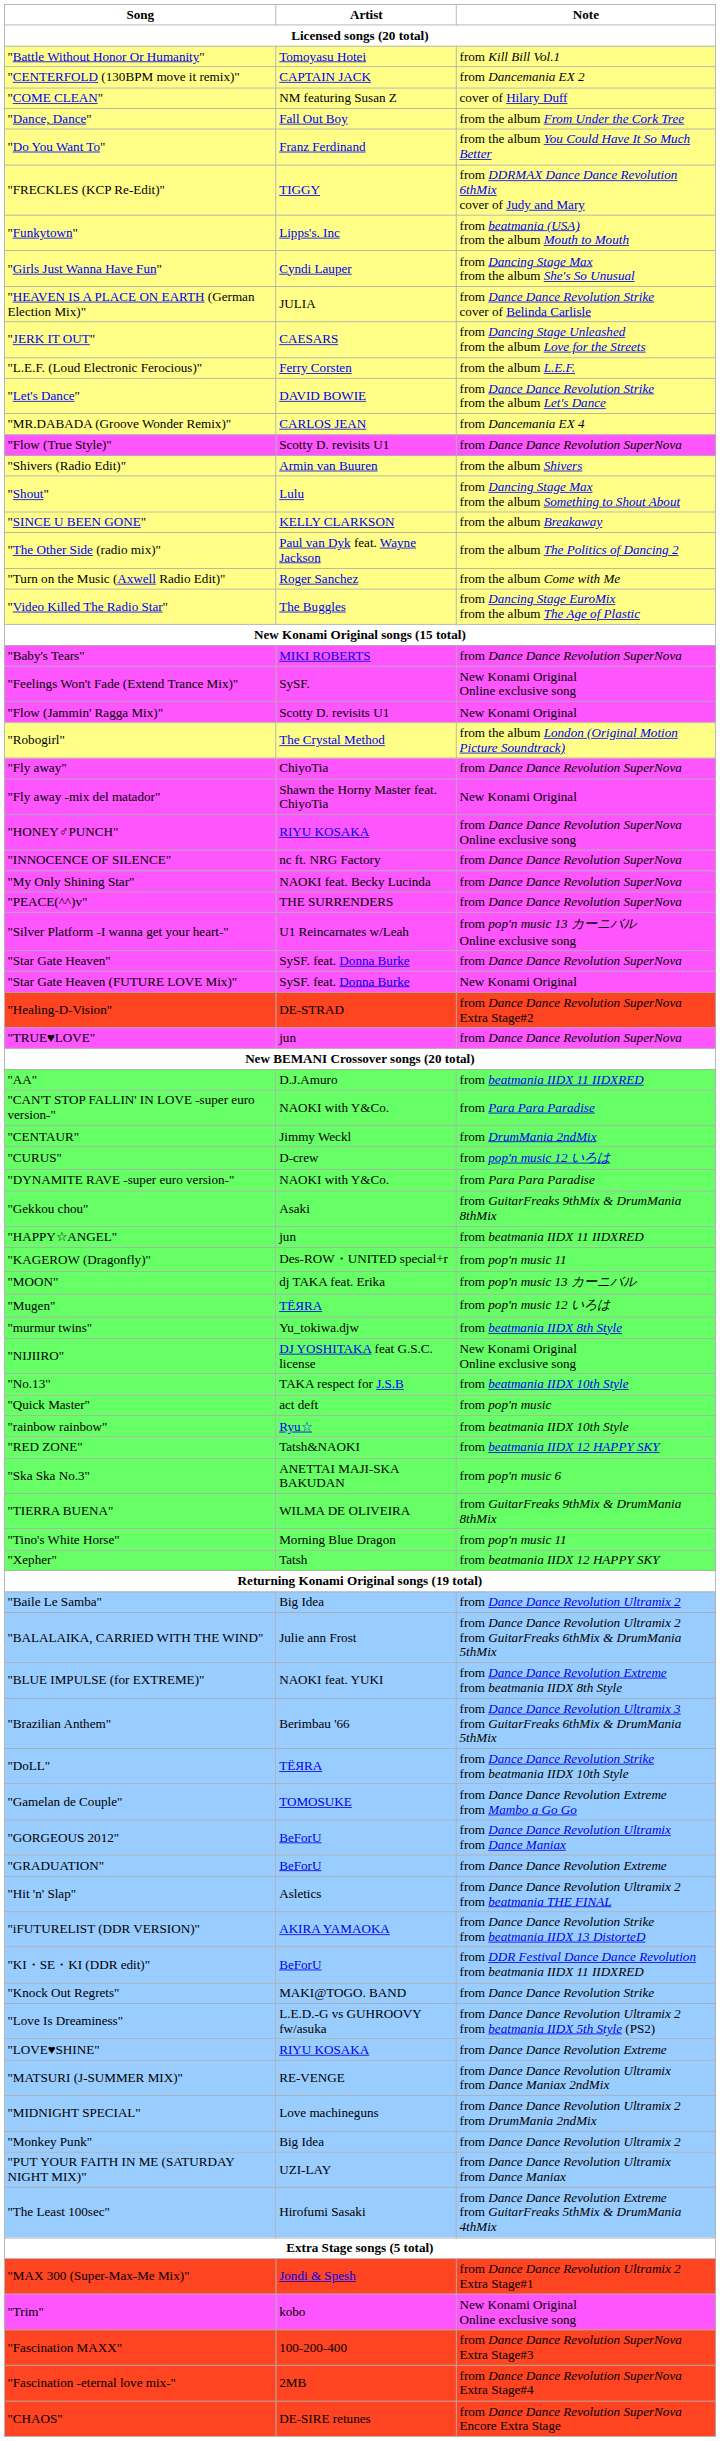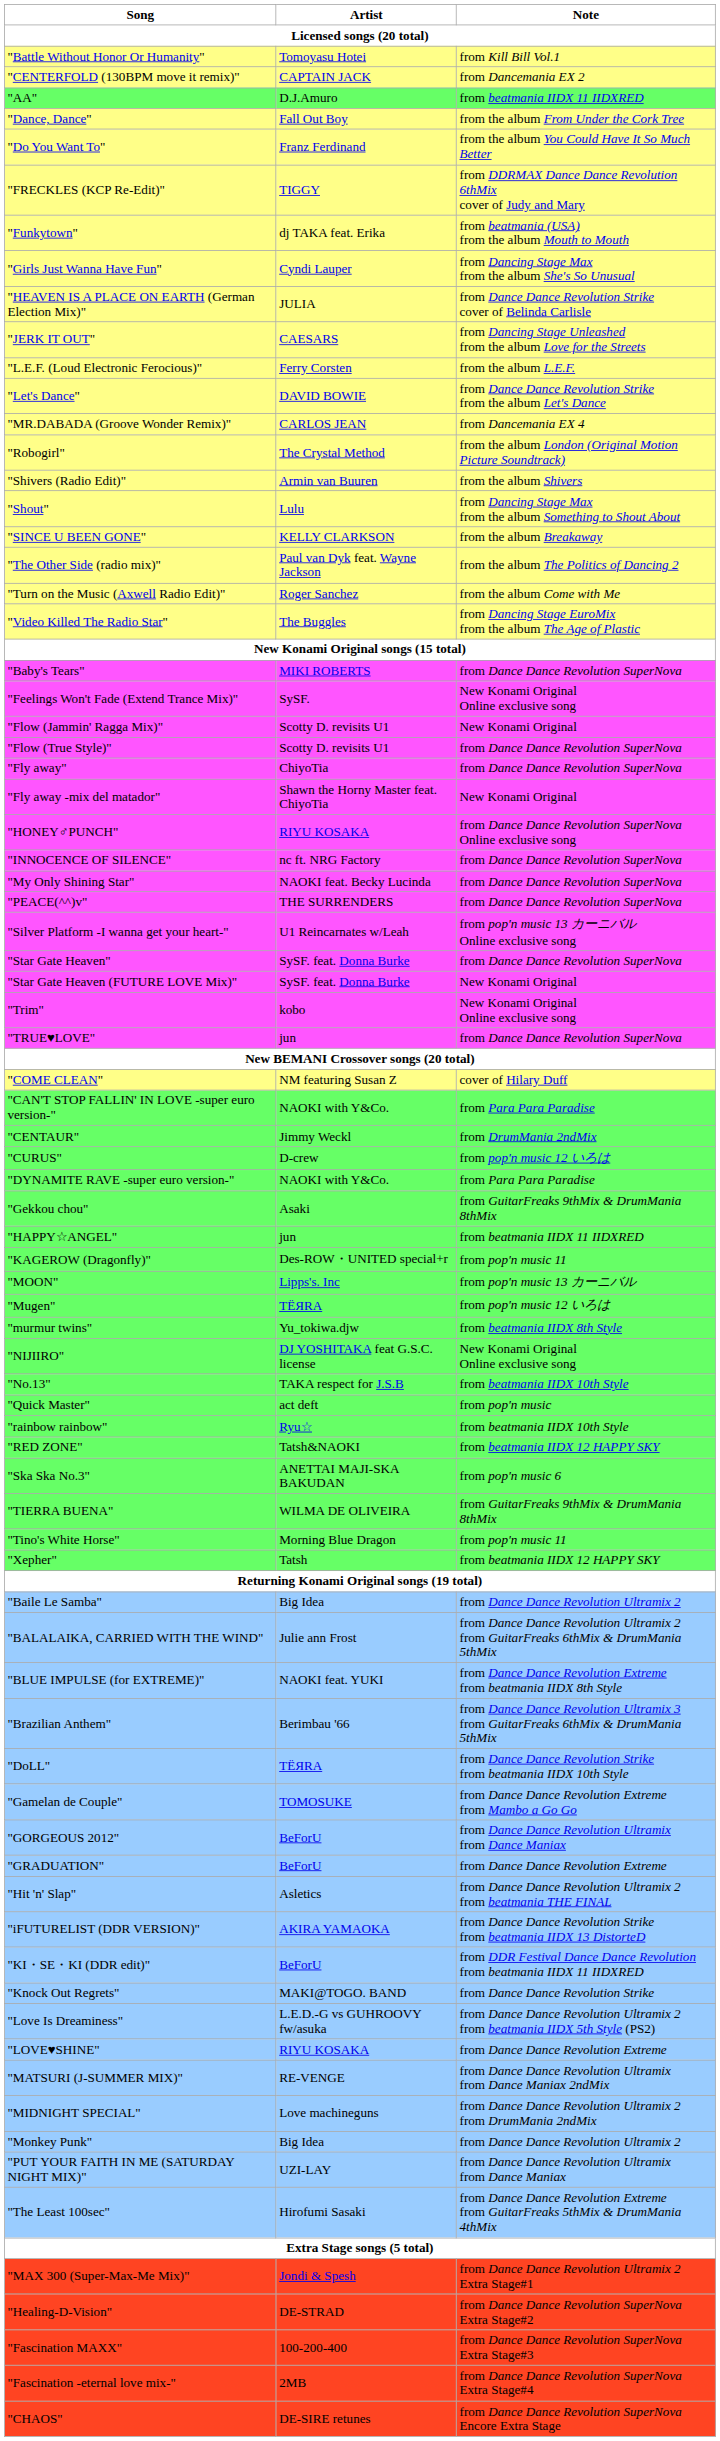rows swapped: (55, 98) <-> (22, 1079)
(310, 233) Lipps's. Inc -> (332, 233) dj TAKA feat. Erika
rows swapped: (36, 740) <-> (60, 445)
rows swapped: (26, 2312) <-> (60, 1009)
(332, 1282) dj TAKA feat. Erika -> (310, 1282) Lipps's. Inc
